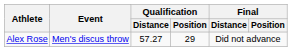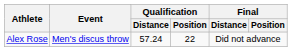(151, 40) 57.27 -> (151, 40) 57.24
(190, 40) 29 -> (190, 40) 22
